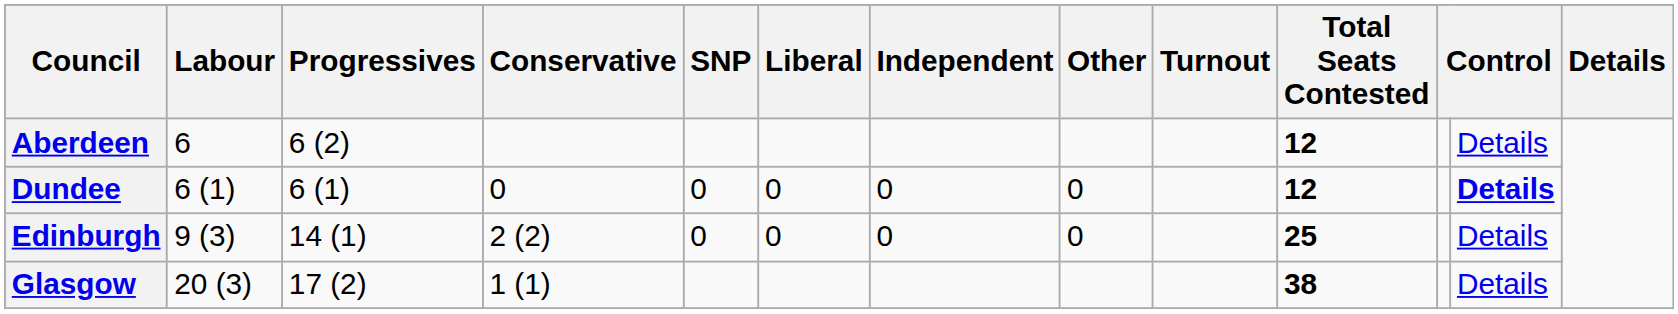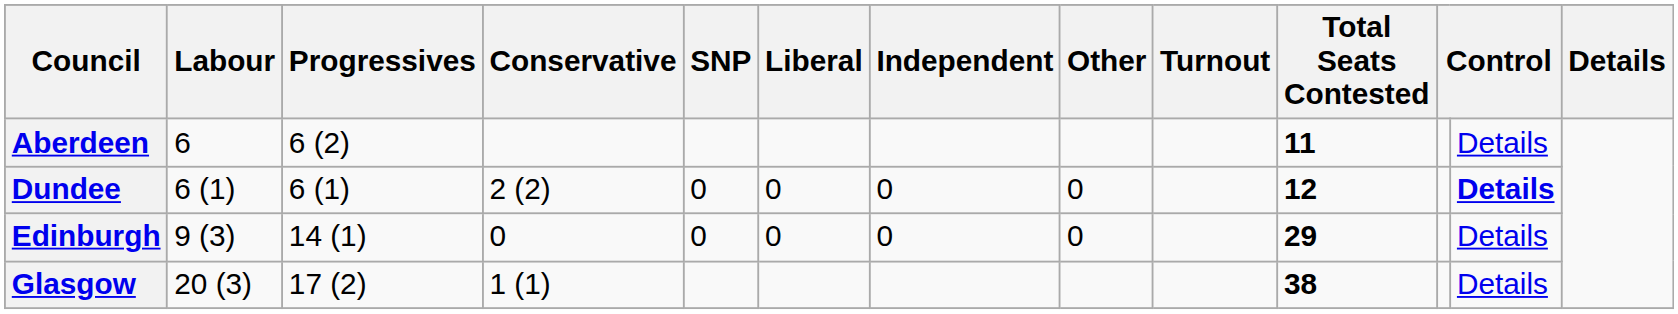(1301, 142) 12 -> (1300, 142) 11
(498, 189) 0 -> (520, 189) 2 (2)
(520, 236) 2 (2) -> (498, 236) 0
(1301, 236) 25 -> (1301, 236) 29
